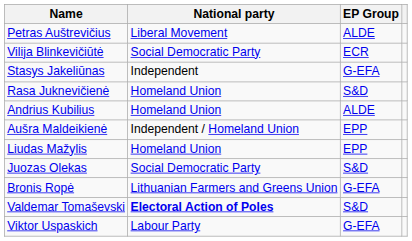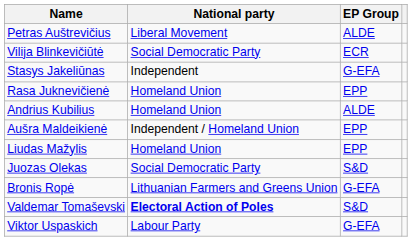(356, 91) S&D -> (355, 91) EPP
